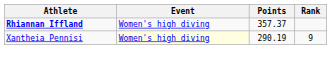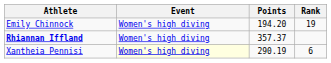+ row: (40, 24)
(311, 37) 9 -> (311, 51) 6
